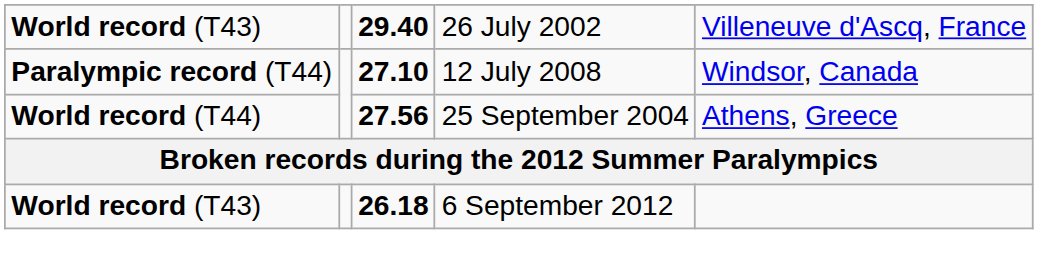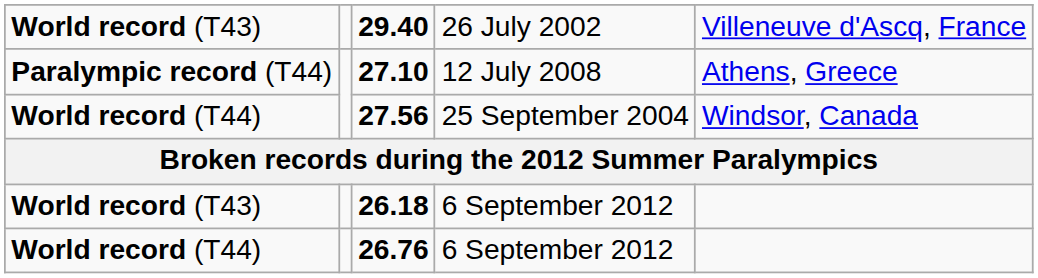(810, 71) Windsor, Canada -> (800, 71) Athens, Greece
(800, 116) Athens, Greece -> (810, 116) Windsor, Canada
+ row: (393, 250)
